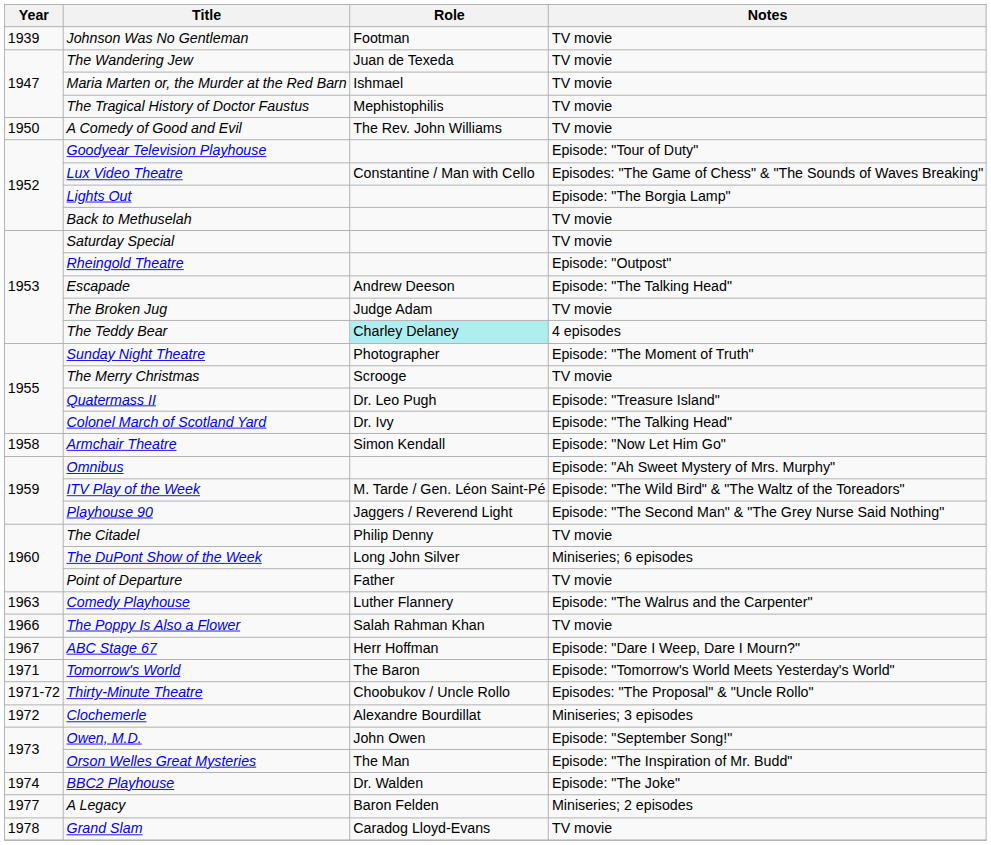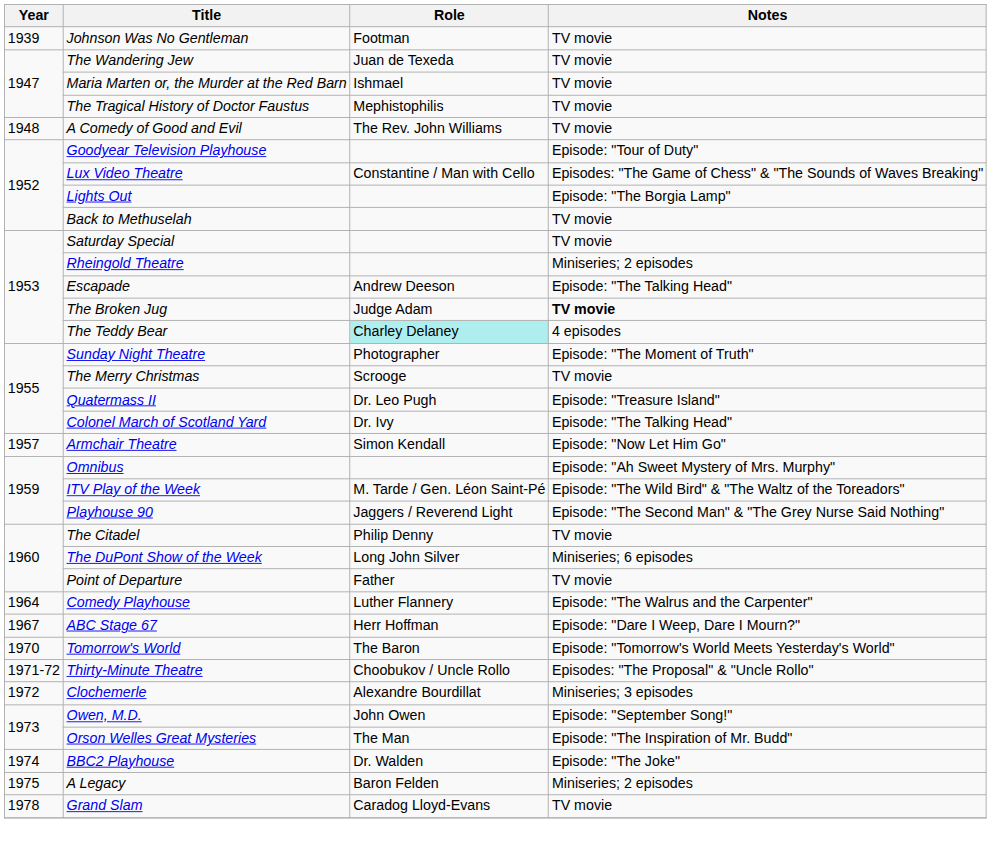(24, 128) 1950 -> (24, 128) 1948
(612, 264) Episode: "Outpost" -> (622, 264) Miniseries; 2 episodes
(582, 309) normal -> (584, 309) bold
(24, 444) 1958 -> (24, 444) 1957
(24, 602) 1963 -> (24, 602) 1964
- row: (153, 625)
(24, 670) 1971 -> (24, 648) 1970
(24, 806) 1977 -> (24, 783) 1975
